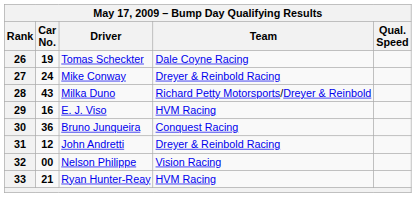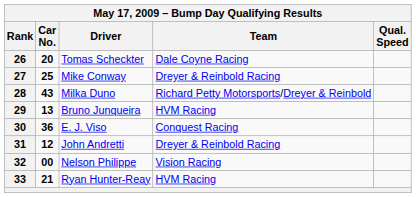(47, 59) 19 -> (47, 59) 20
(47, 76) 24 -> (47, 76) 25
(47, 111) 16 -> (47, 111) 13
(84, 111) E. J. Viso -> (101, 111) Bruno Junqueira
(101, 128) Bruno Junqueira -> (84, 128) E. J. Viso
